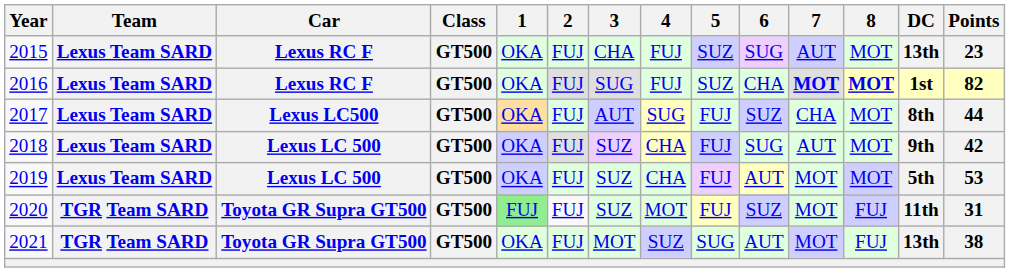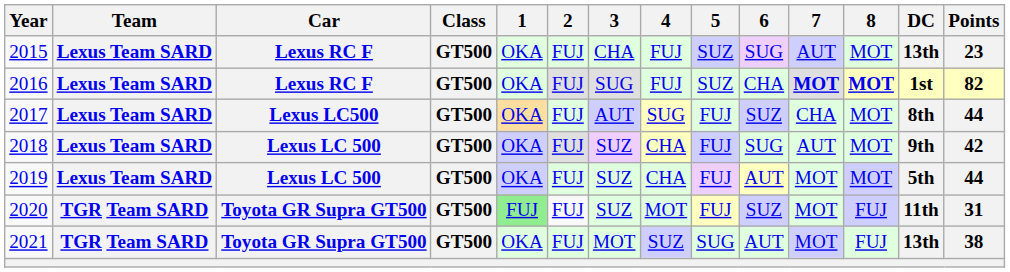(974, 178) 53 -> (974, 178) 44
